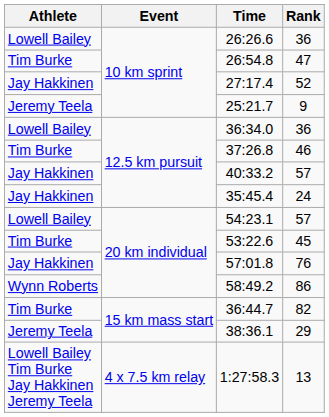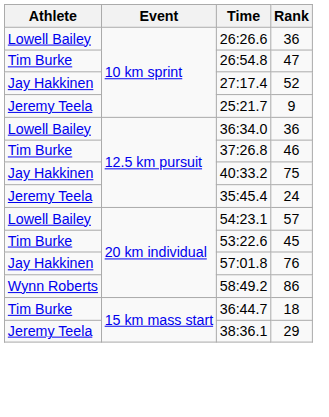(303, 174) 57 -> (291, 174) 75
(51, 196) Jay Hakkinen -> (50, 196) Jeremy Teela
(303, 309) 82 -> (291, 309) 18
- row: (250, 378)
